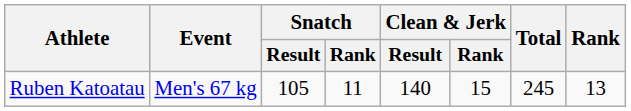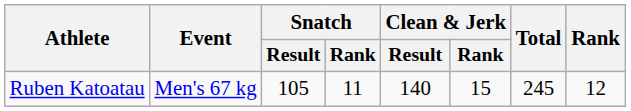(596, 89) 13 -> (596, 89) 12
